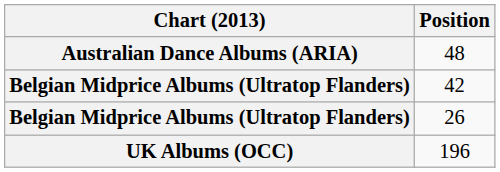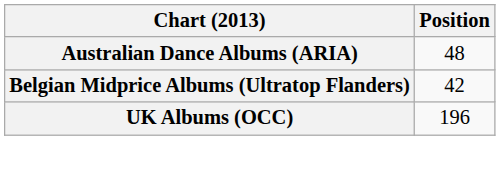- row: (455, 118)
